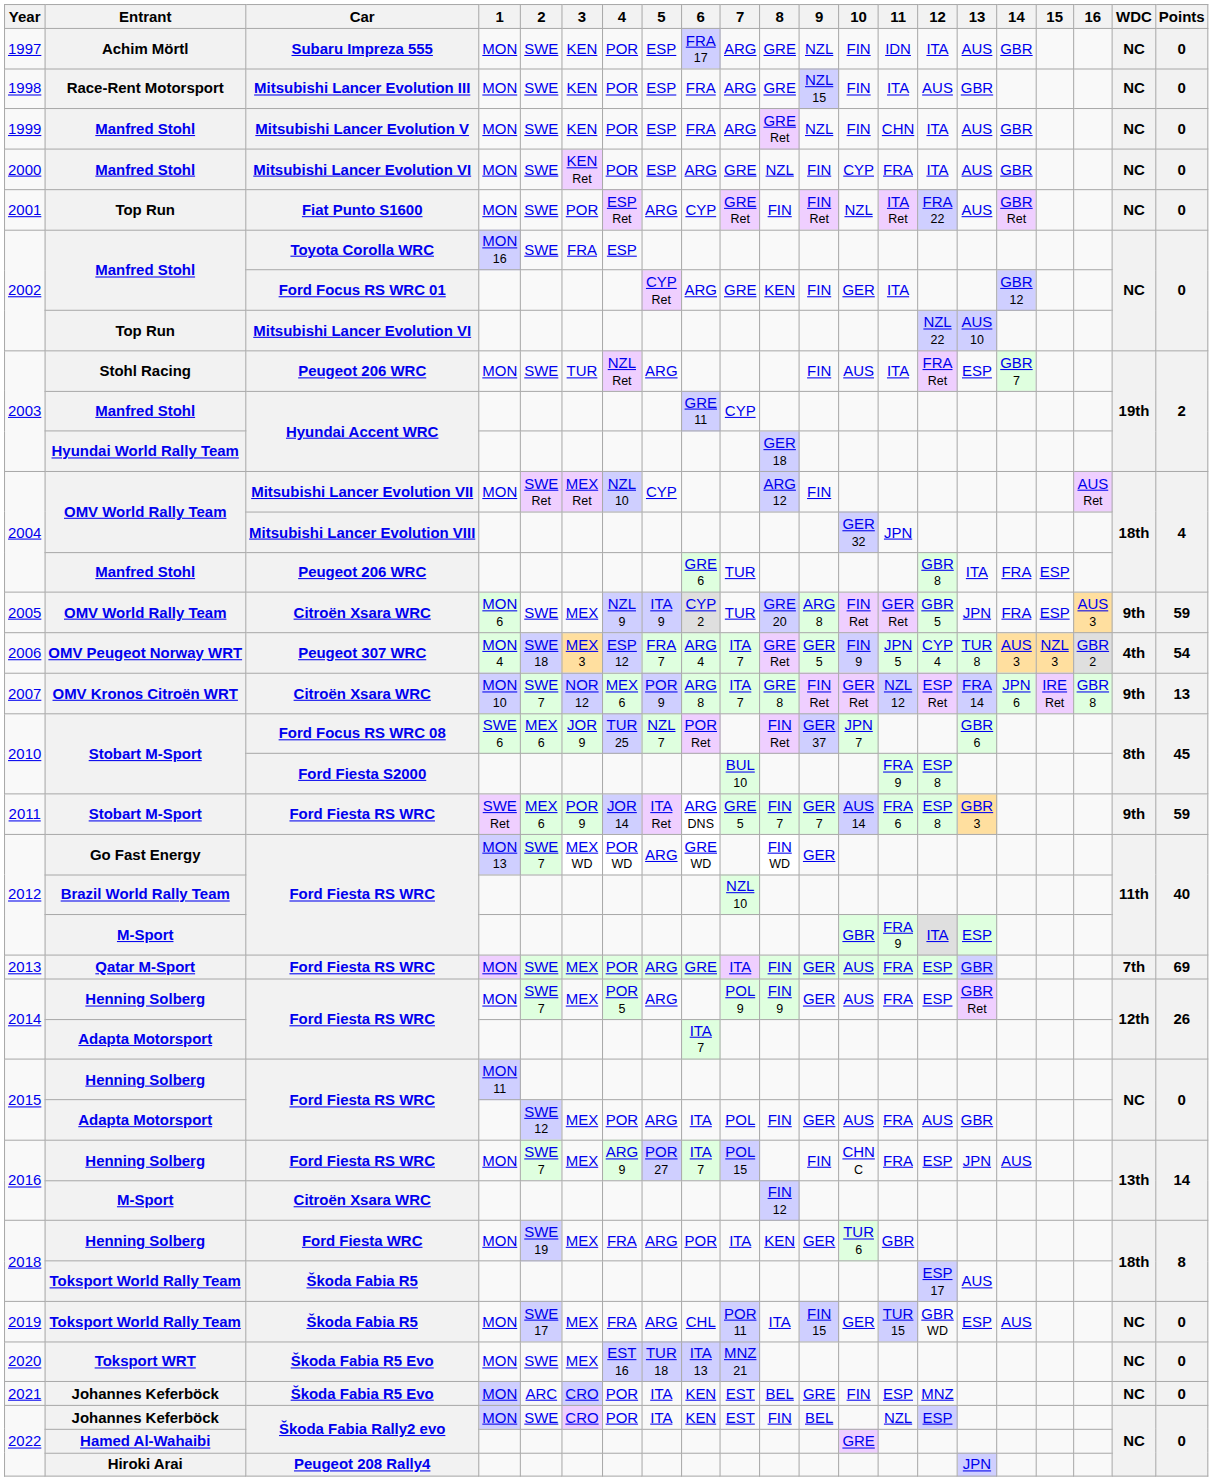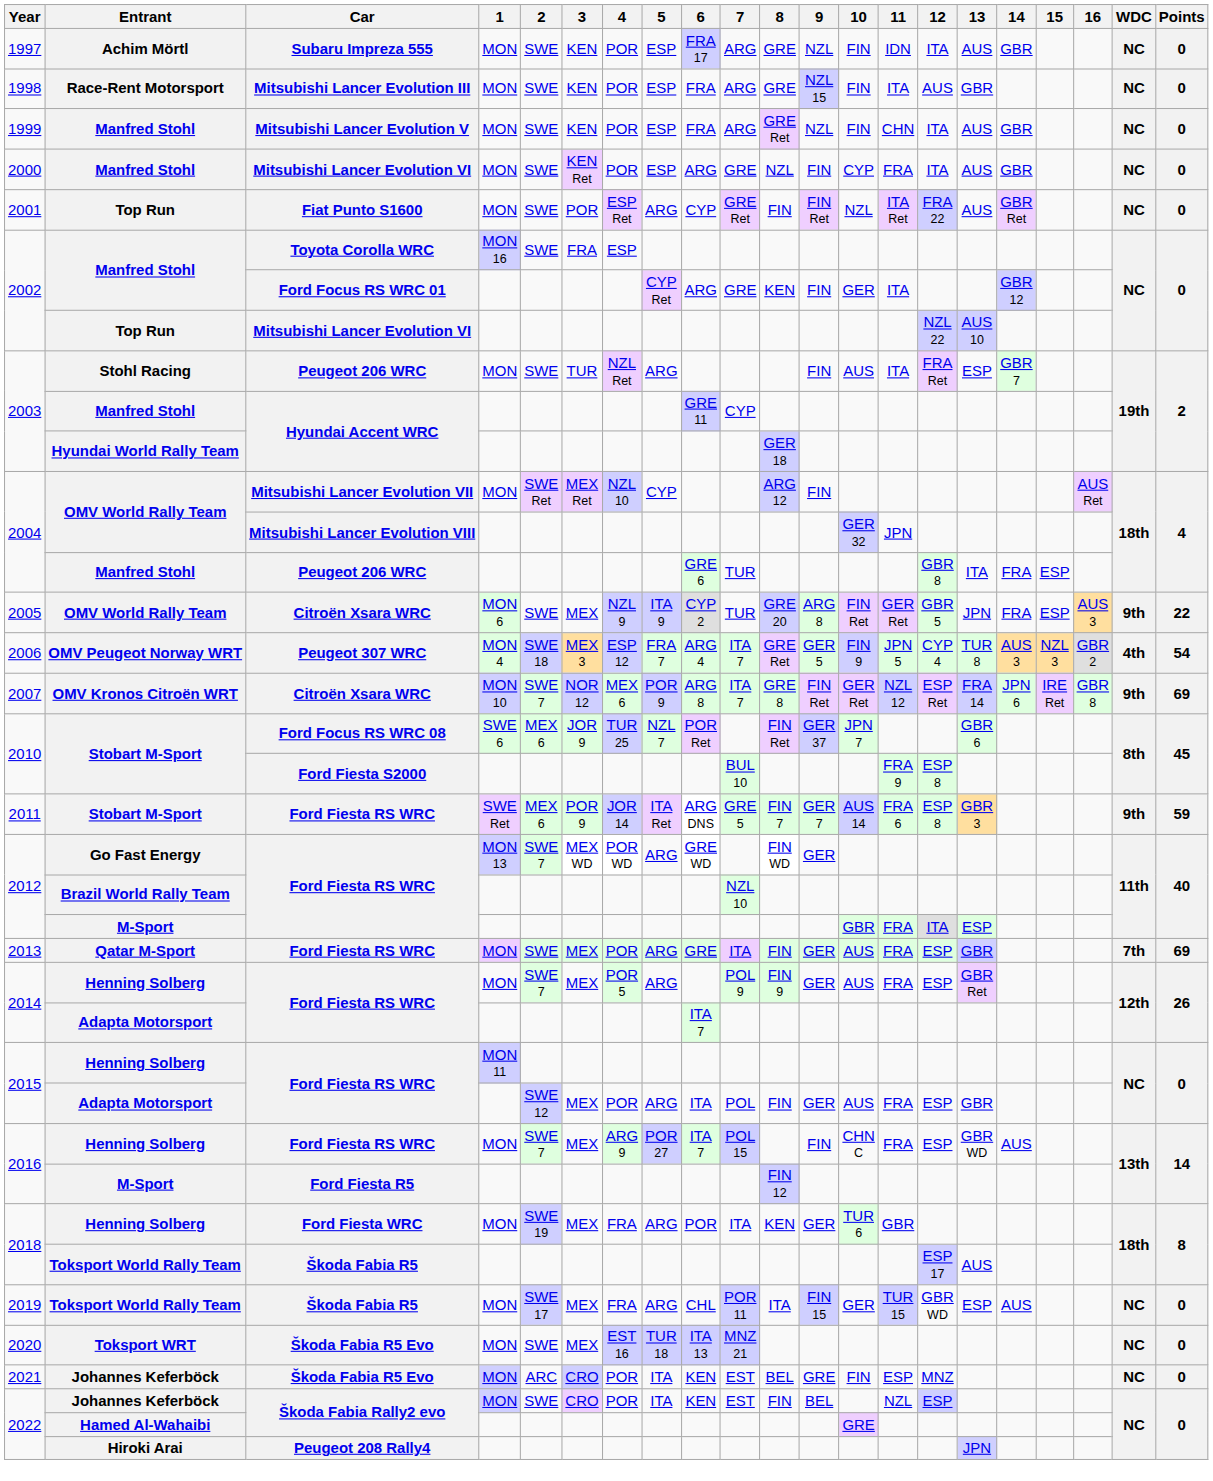(1182, 613) 59 -> (1182, 613) 22
(1182, 694) 13 -> (1182, 694) 69
(898, 935) FRA 9 -> (898, 927) FRA
(938, 1120) AUS -> (938, 1104) ESP
(977, 1160) JPN -> (977, 1144) GBR WD
(362, 1201) Citroën Xsara WRC -> (362, 1184) Ford Fiesta R5
